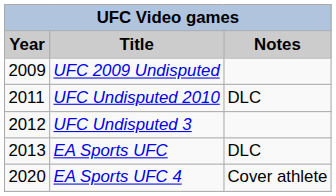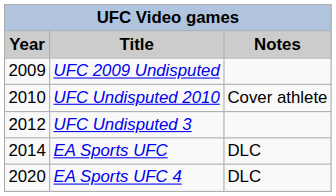(26, 97) 2011 -> (27, 97) 2010
(244, 97) DLC -> (277, 97) Cover athlete
(27, 151) 2013 -> (27, 151) 2014
(277, 177) Cover athlete -> (244, 177) DLC
